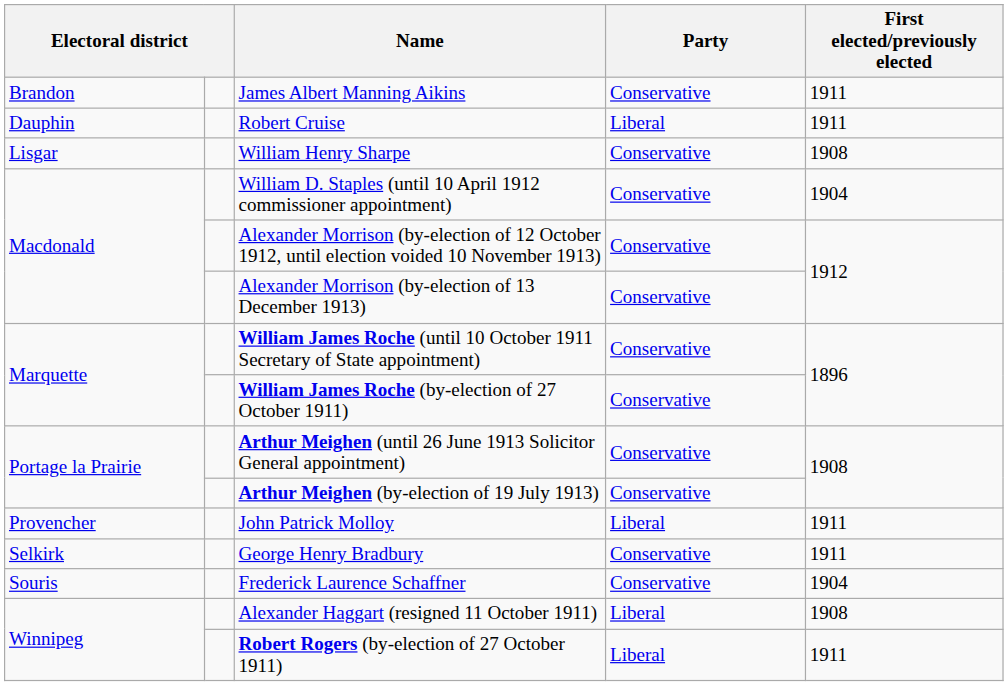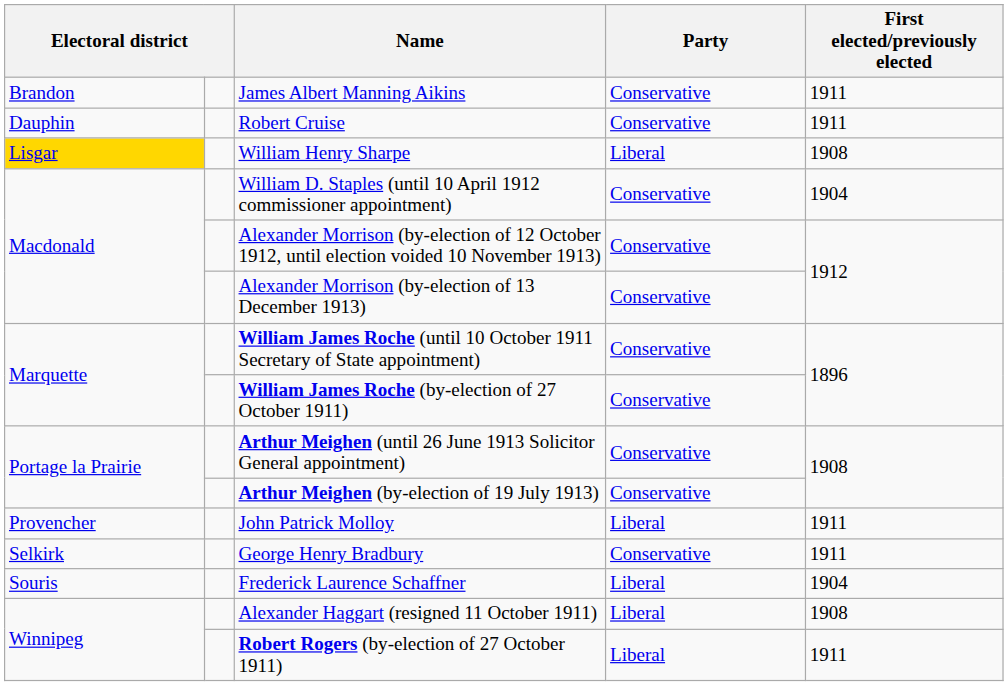(638, 122) Liberal -> (660, 122) Conservative
(33, 153) no background -> (33, 153) gold background
(660, 153) Conservative -> (638, 153) Liberal
(660, 583) Conservative -> (638, 583) Liberal
